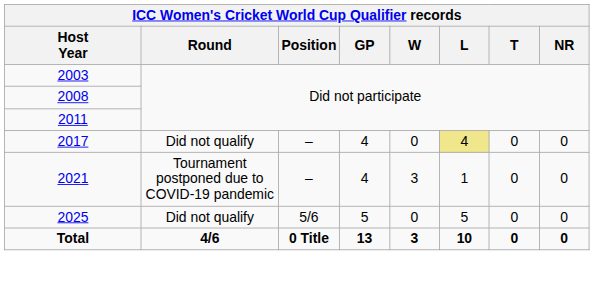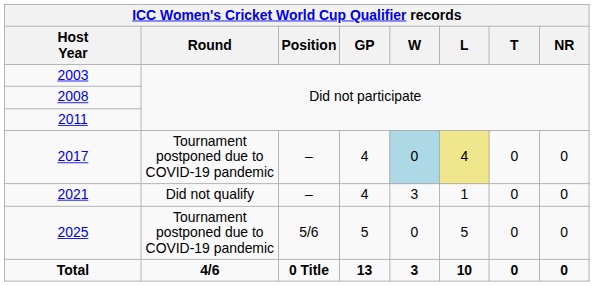(210, 141) Did not qualify -> (210, 157) Tournament postponed due to COVID-19 pandemic
(414, 141) no background -> (414, 157) lightblue background
(210, 179) Tournament postponed due to COVID-19 pandemic -> (210, 194) Did not qualify
(210, 217) Did not qualify -> (210, 232) Tournament postponed due to COVID-19 pandemic
